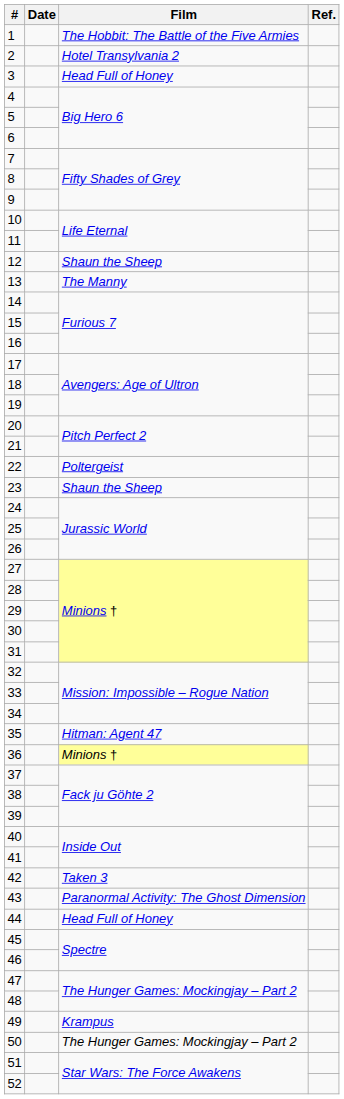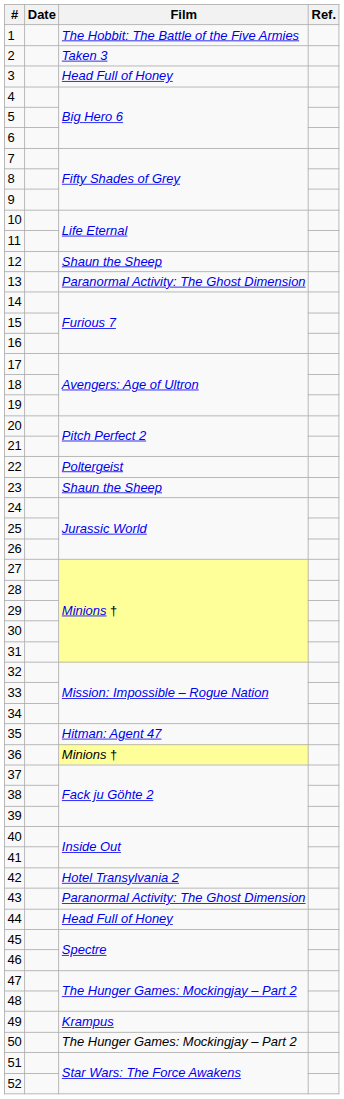(120, 55) Hotel Transylvania 2 -> (85, 55) Taken 3
(94, 281) The Manny -> (184, 281) Paranormal Activity: The Ghost Dimension
(85, 878) Taken 3 -> (120, 878) Hotel Transylvania 2
